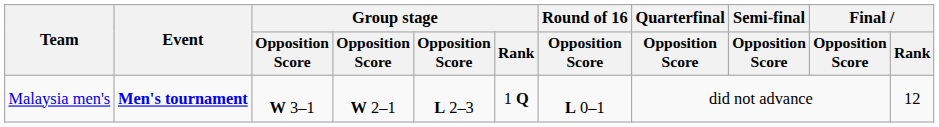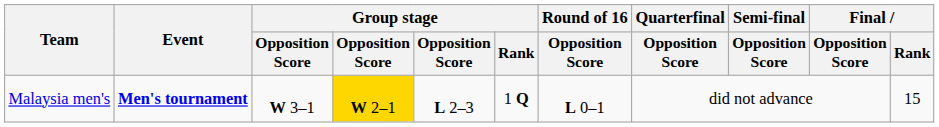(373, 108) no background -> (373, 108) gold background
(912, 99) 12 -> (912, 99) 15
